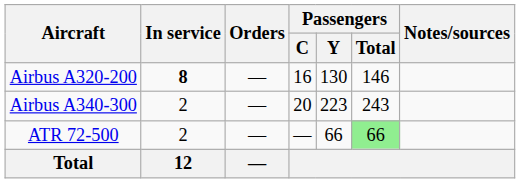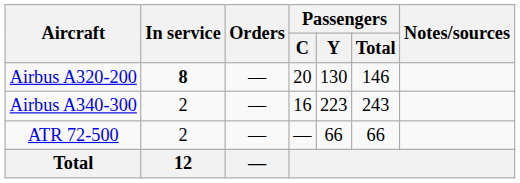(302, 76) 16 -> (302, 76) 20
(302, 105) 20 -> (302, 105) 16
(376, 134) lightgreen background -> (376, 134) no background
